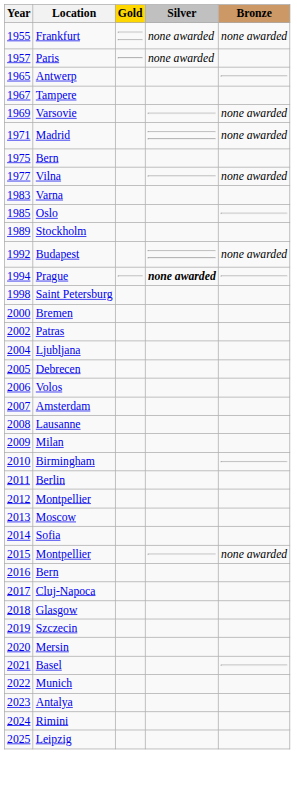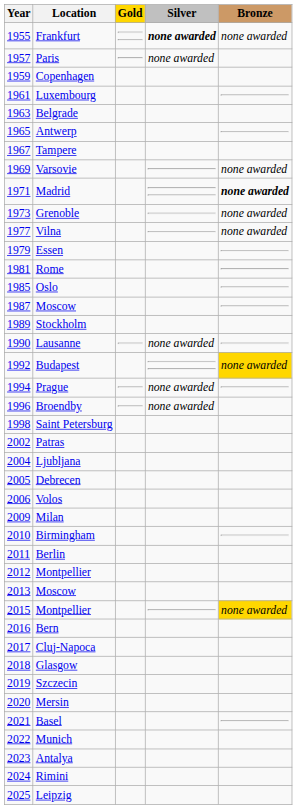(181, 35) normal -> (182, 35) bold
+ row: (19, 76)
+ row: (19, 95)
+ row: (19, 113)
(254, 135) normal -> (255, 191) bold
+ row: (19, 213)
- row: (19, 158)
+ row: (19, 250)
+ row: (19, 269)
- row: (19, 195)
+ row: (19, 306)
+ row: (19, 343)
(254, 254) no background -> (254, 365) gold background
(182, 276) bold -> (181, 387) normal
+ row: (19, 406)
- row: (19, 313)
- row: (19, 406)
- row: (19, 424)
- row: (19, 535)
(254, 554) no background -> (254, 609) gold background
